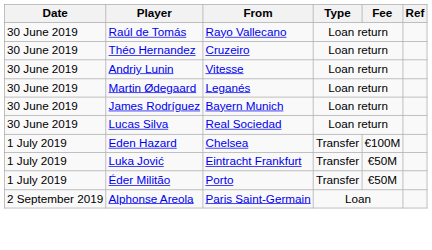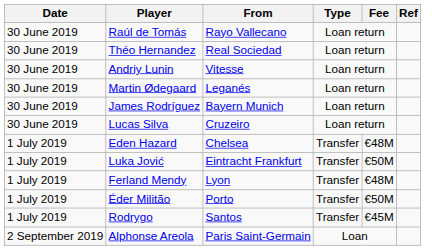(228, 50) Cruzeiro -> (243, 50) Real Sociedad
(243, 124) Real Sociedad -> (228, 124) Cruzeiro
(382, 143) €100M -> (379, 143) €48M
+ row: (148, 180)
+ row: (131, 217)
